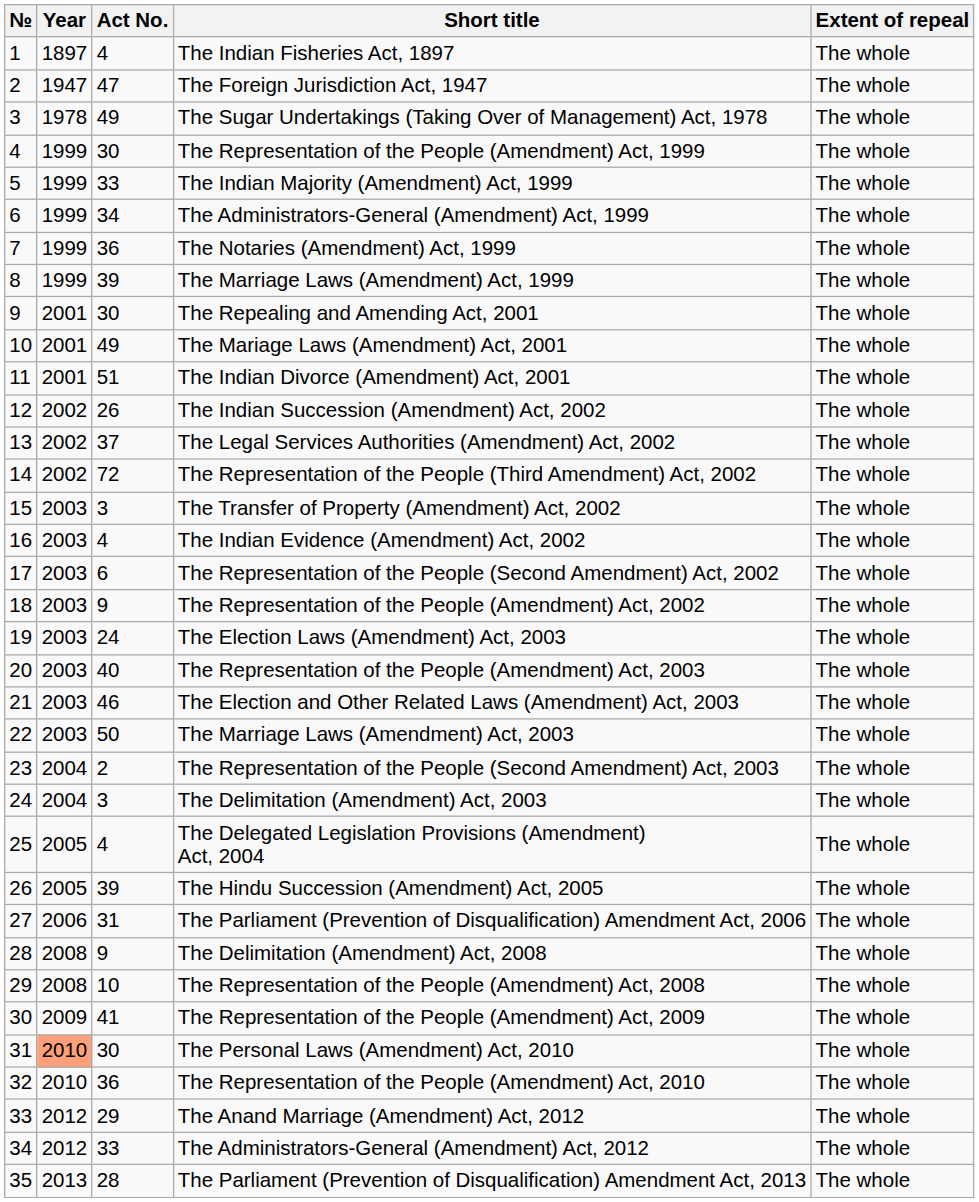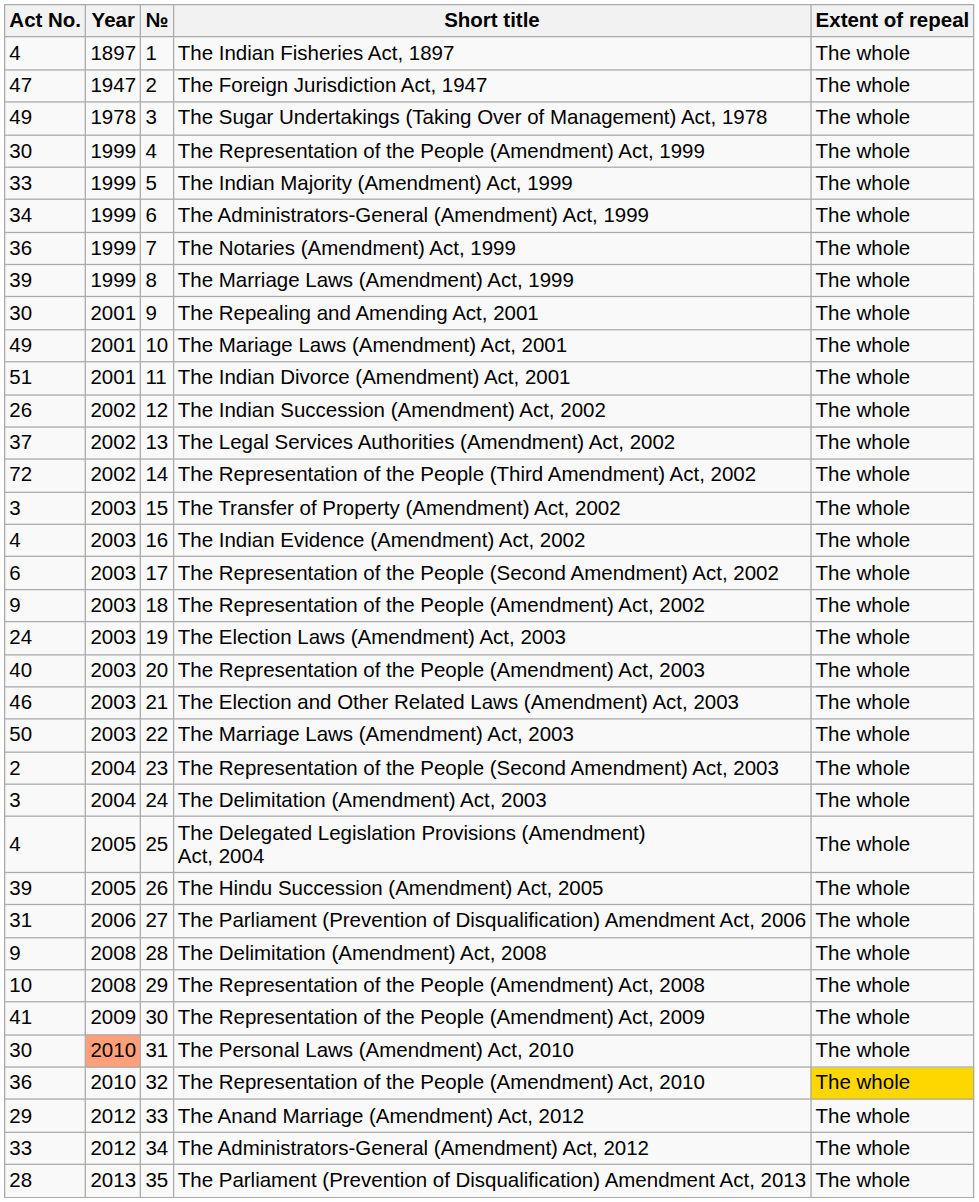columns swapped: (21, 20) <-> (132, 20)
(863, 1083) no background -> (863, 1083) gold background
